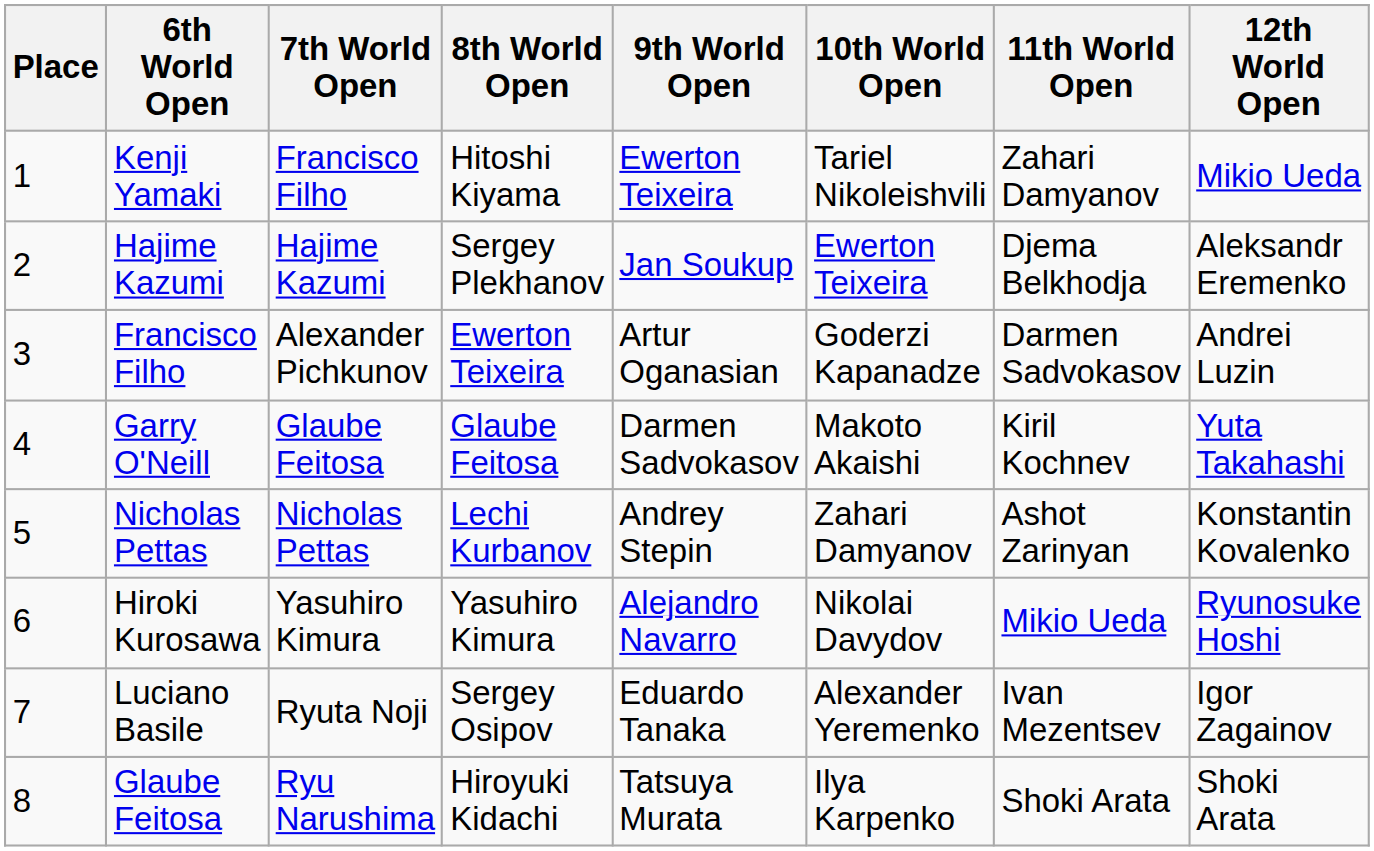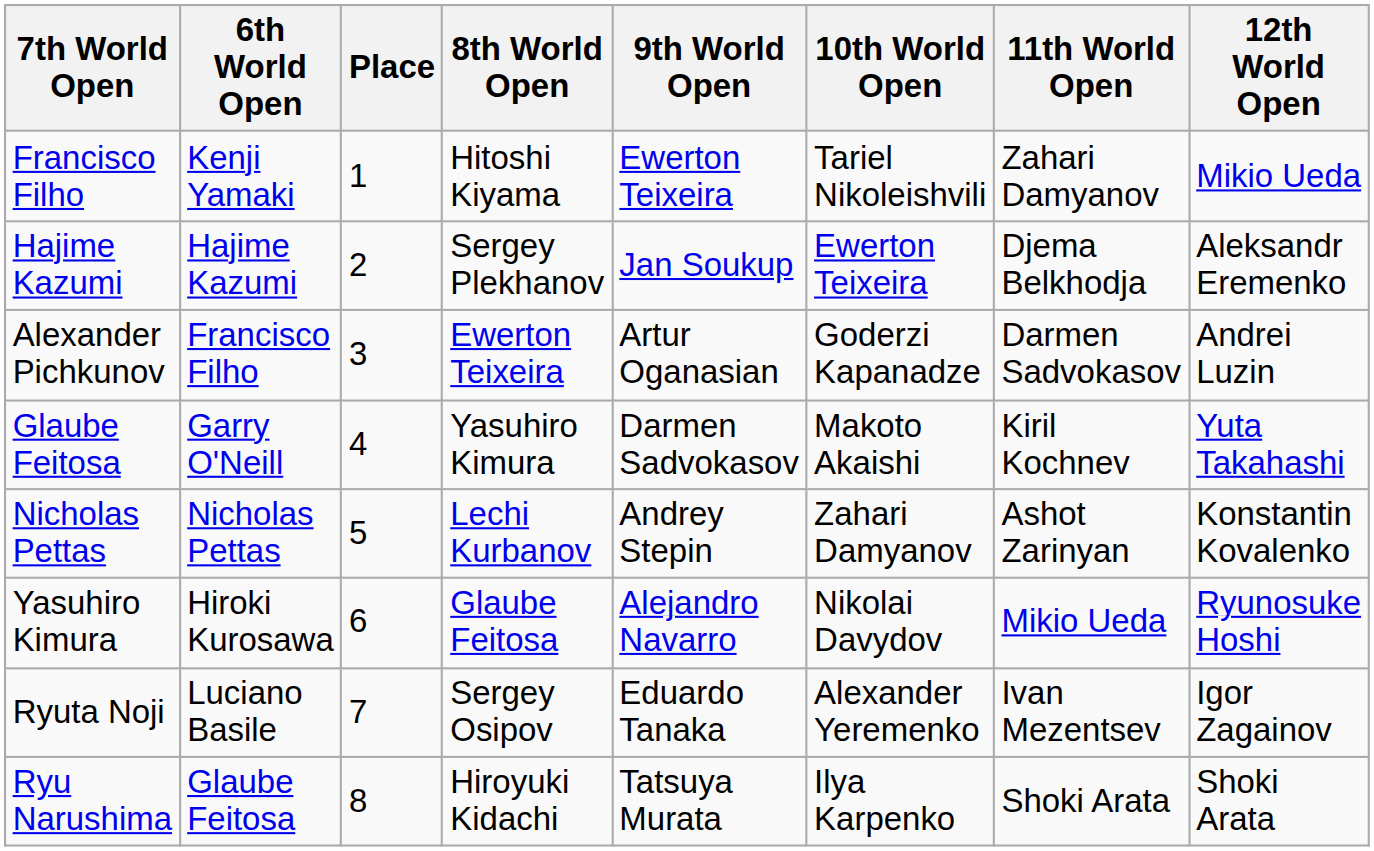columns swapped: (56, 67) <-> (355, 67)
(504, 443) Glaube Feitosa -> (514, 443) Yasuhiro Kimura
(514, 622) Yasuhiro Kimura -> (504, 622) Glaube Feitosa
